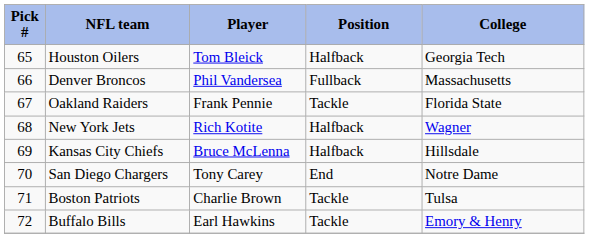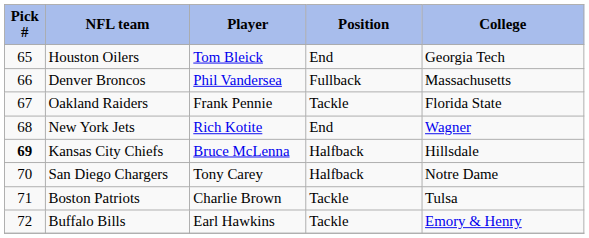(336, 56) Halfback -> (321, 56) End
(336, 127) Halfback -> (321, 127) End
(25, 151) normal -> (25, 151) bold
(321, 174) End -> (336, 174) Halfback
